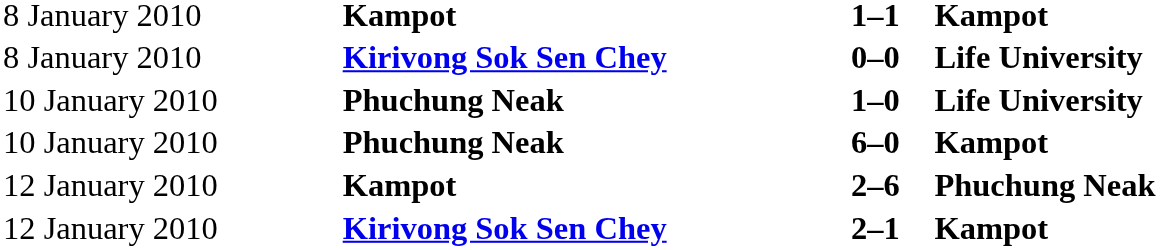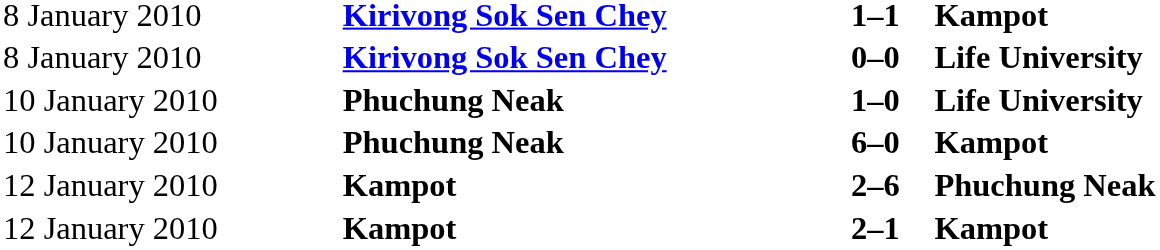(400, 14) Kampot -> (505, 14) Kirivong Sok Sen Chey
(505, 228) Kirivong Sok Sen Chey -> (400, 228) Kampot
